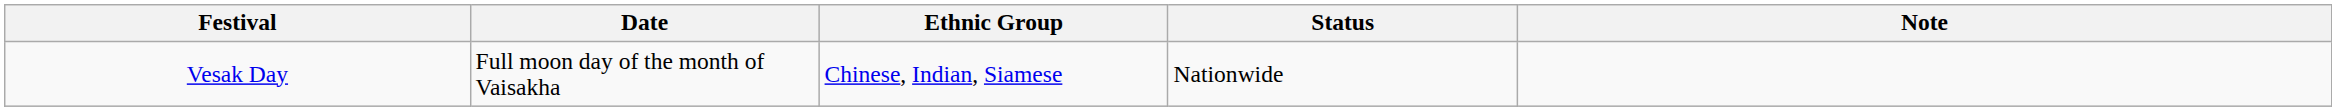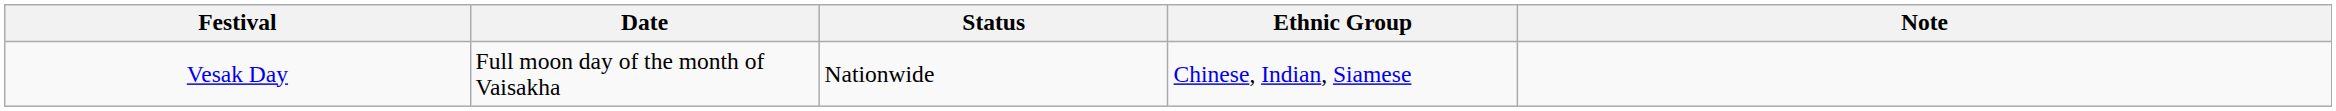columns swapped: (1343, 23) <-> (994, 23)
